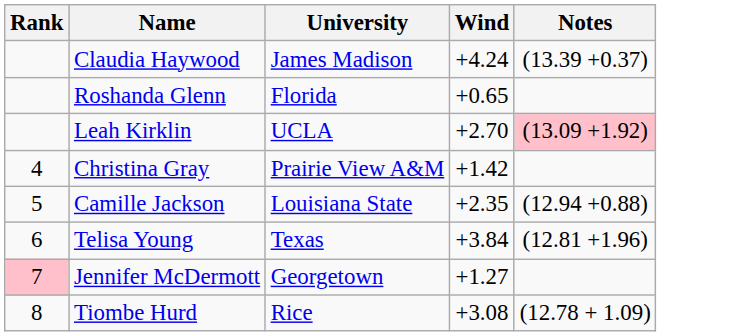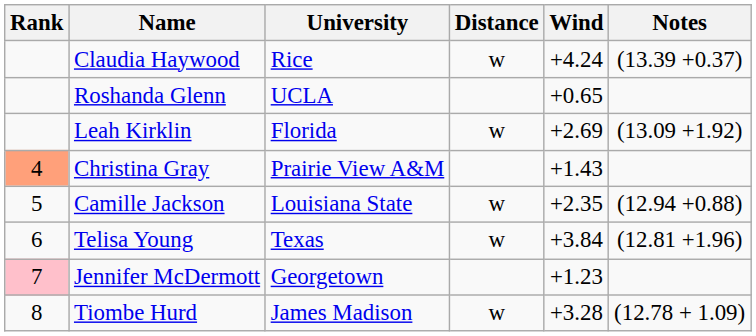+ column: (497, 22)
(342, 58) James Madison -> (292, 58) Rice
(304, 95) Florida -> (302, 95) UCLA
(302, 131) UCLA -> (304, 131) Florida
(482, 131) +2.70 -> (576, 131) +2.69
(585, 131) pink background -> (680, 131) no background
(37, 167) no background -> (37, 167) lightsalmon background
(482, 167) +1.42 -> (576, 167) +1.43
(482, 276) +1.27 -> (576, 276) +1.23
(292, 312) Rice -> (342, 312) James Madison
(482, 312) +3.08 -> (576, 312) +3.28
